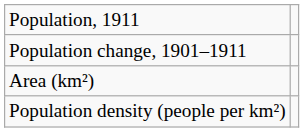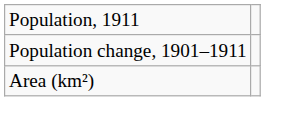- row: (147, 111)
